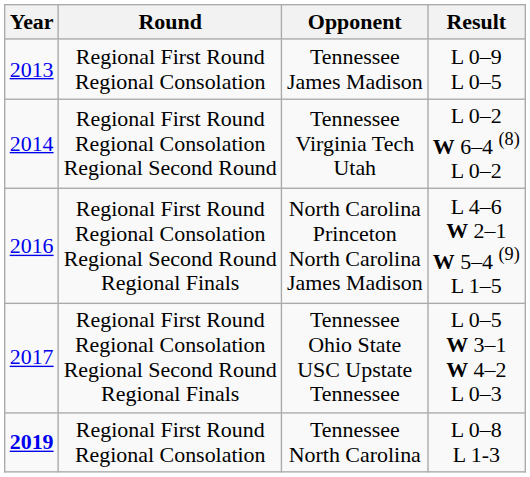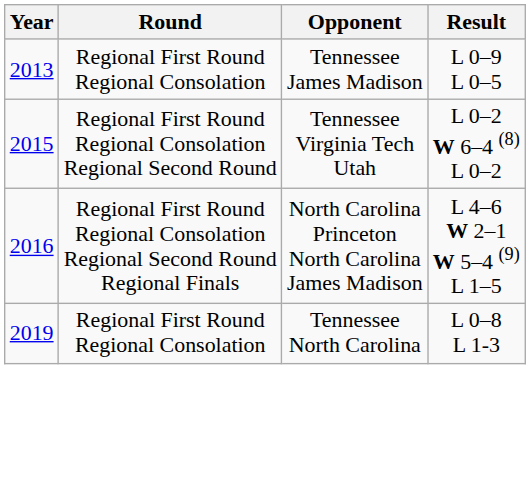(32, 143) 2014 -> (32, 143) 2015
- row: (355, 357)
(32, 441) bold -> (32, 333) normal
